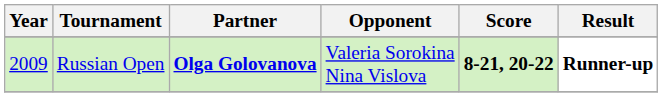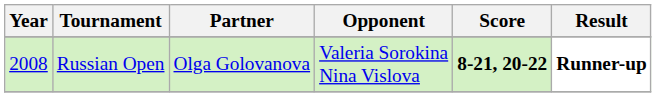(28, 64) 2009 -> (28, 64) 2008
(245, 64) bold -> (242, 64) normal
